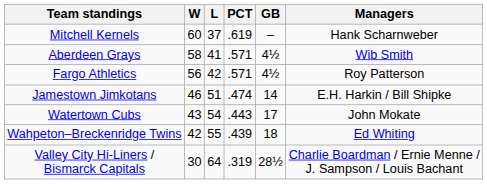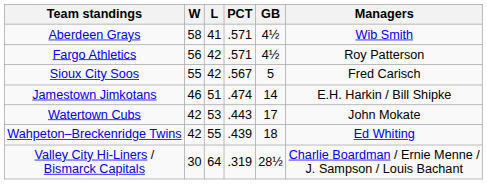- row: (94, 34)
+ row: (94, 74)
(194, 114) 43 -> (194, 114) 42
(214, 114) 54 -> (214, 114) 53
